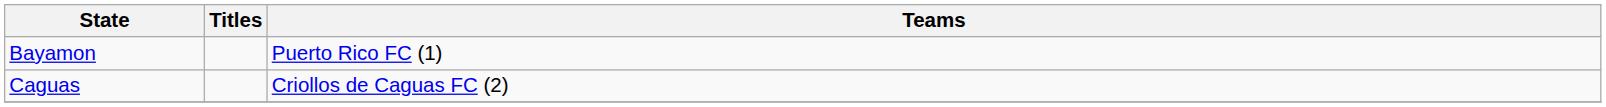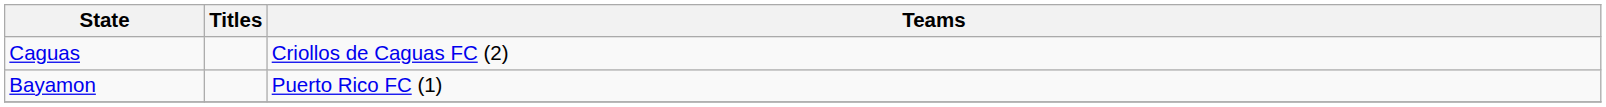rows swapped: (45, 85) <-> (53, 53)
